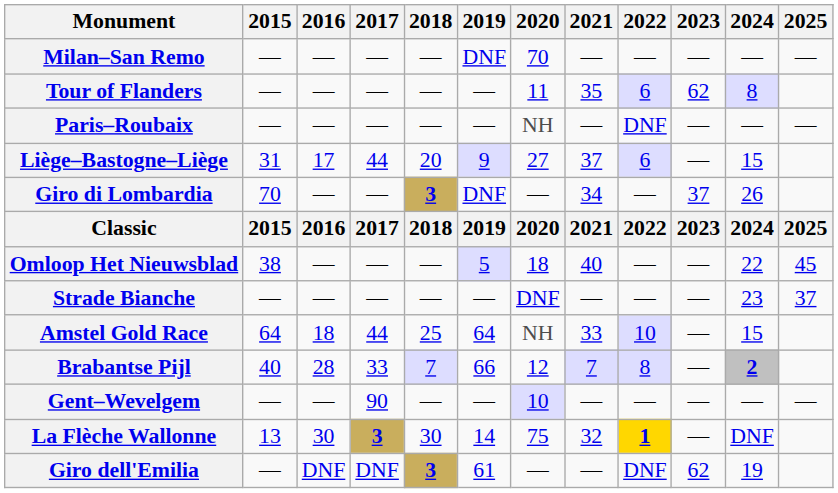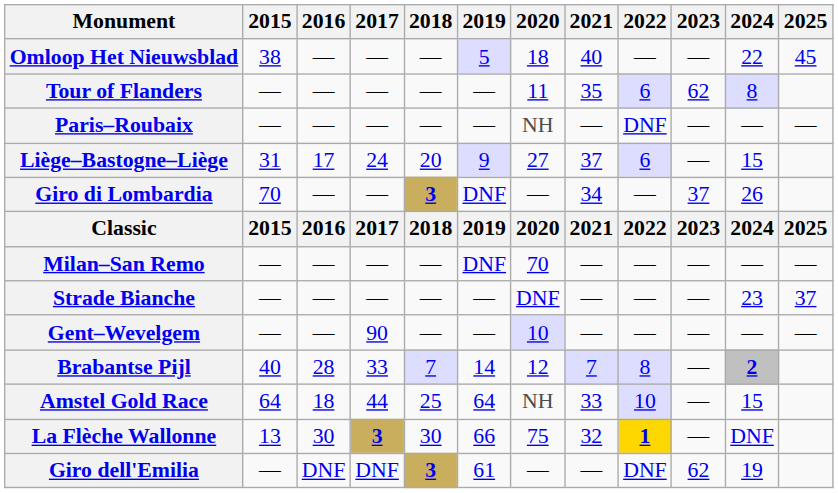rows swapped: (124, 56) <-> (124, 263)
(377, 159) 44 -> (377, 159) 24
rows swapped: (124, 401) <-> (124, 332)
(484, 366) 66 -> (484, 366) 14
(484, 435) 14 -> (484, 435) 66
